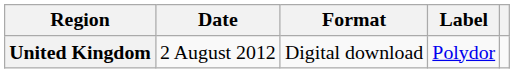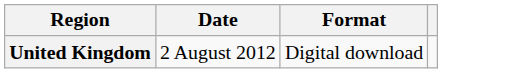- column: (464, 20)
